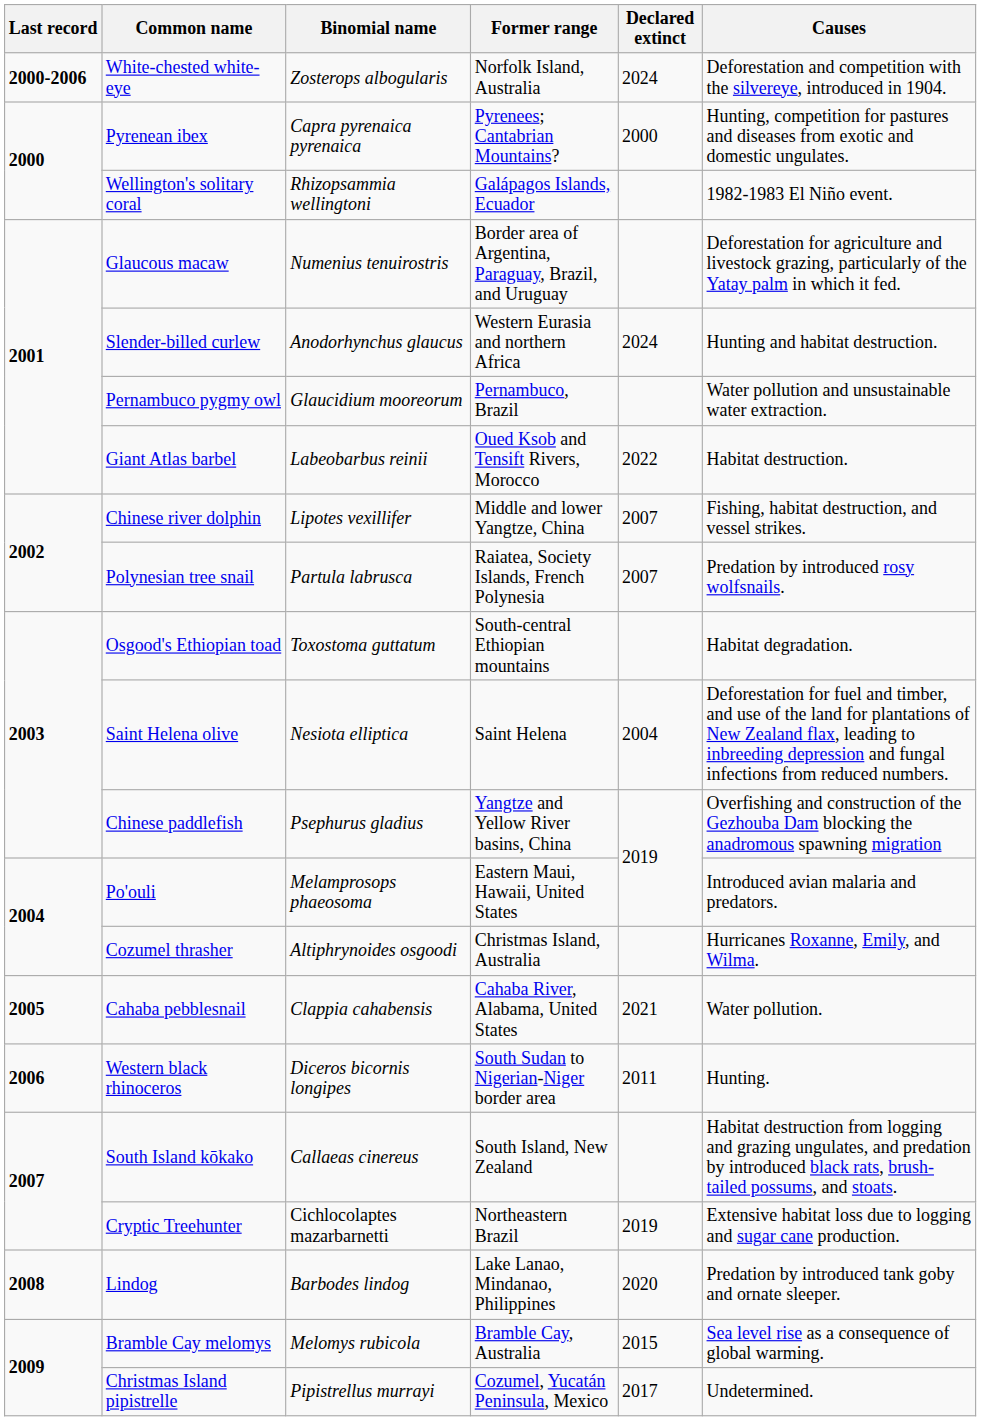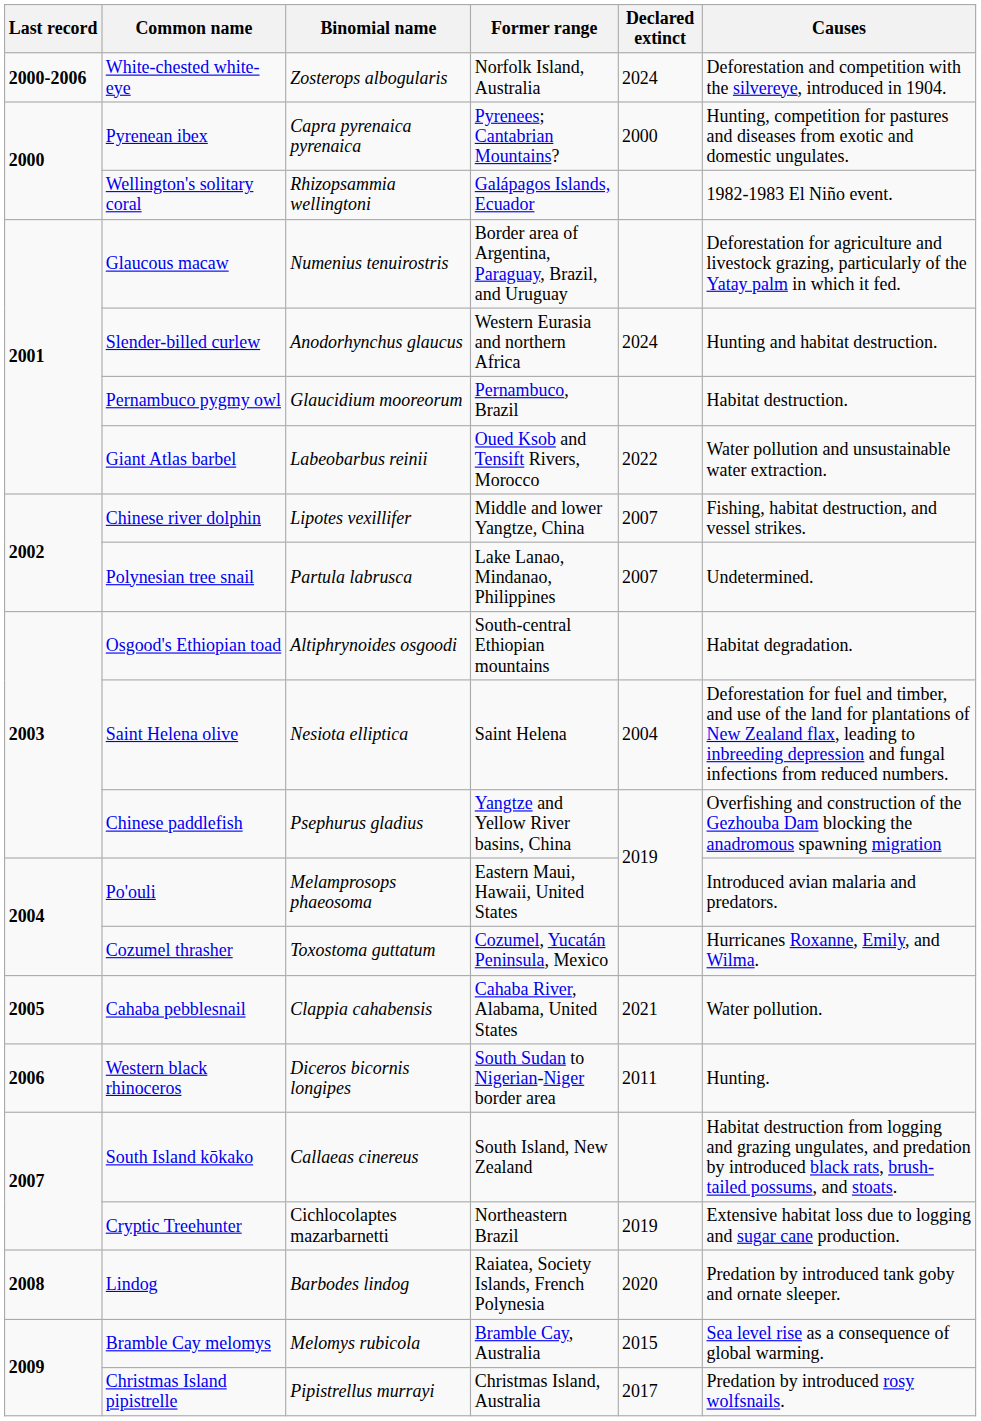(829, 400) Water pollution and unsustainable water extraction. -> (777, 400) Habitat destruction.
(777, 459) Habitat destruction. -> (829, 459) Water pollution and unsustainable water extraction.
(533, 576) Raiatea, Society Islands, French Polynesia -> (520, 576) Lake Lanao, Mindanao, Philippines
(810, 576) Predation by introduced rosy wolfsnails. -> (760, 576) Undetermined.
(363, 645) Toxostoma guttatum -> (374, 645) Altiphrynoides osgoodi
(374, 950) Altiphrynoides osgoodi -> (363, 950) Toxostoma guttatum
(537, 950) Christmas Island, Australia -> (541, 950) Cozumel, Yucatán Peninsula, Mexico
(520, 1284) Lake Lanao, Mindanao, Philippines -> (533, 1284) Raiatea, Society Islands, French Polynesia
(541, 1391) Cozumel, Yucatán Peninsula, Mexico -> (537, 1391) Christmas Island, Australia
(760, 1391) Undetermined. -> (810, 1391) Predation by introduced rosy wolfsnails.
